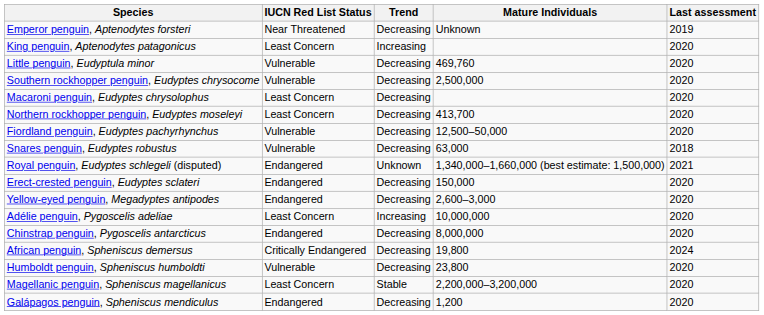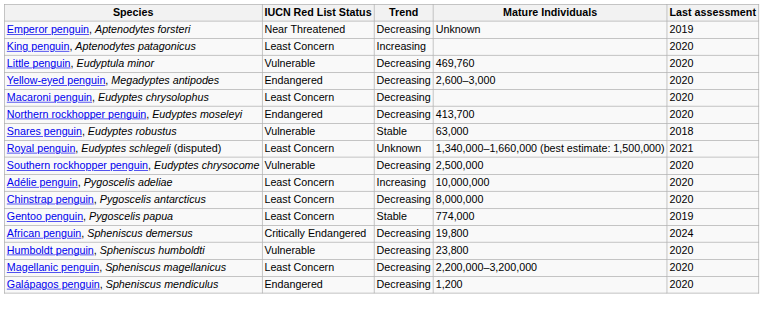rows swapped: (133, 81) <-> (113, 200)
(299, 115) Least Concern -> (294, 115) Endangered
- row: (113, 132)
(404, 149) Decreasing -> (392, 132) Stable
(294, 166) Endangered -> (299, 149) Least Concern
- row: (103, 183)
(294, 234) Endangered -> (299, 200) Least Concern
+ row: (90, 217)
(392, 285) Stable -> (404, 268) Decreasing
